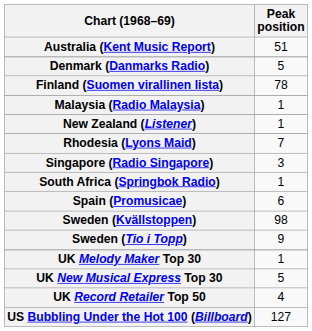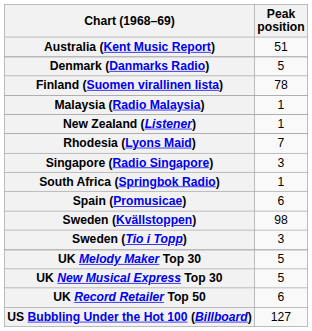(281, 239) 9 -> (281, 239) 3
(281, 259) 1 -> (281, 259) 5
(281, 297) 4 -> (281, 297) 6
